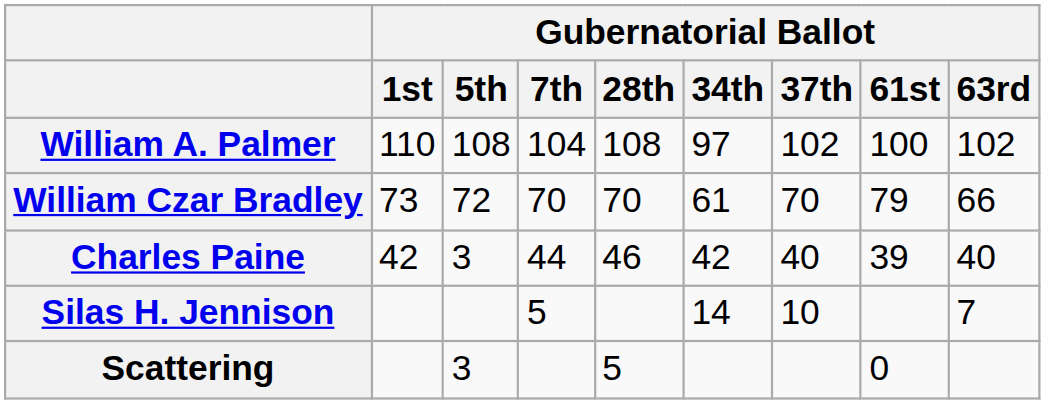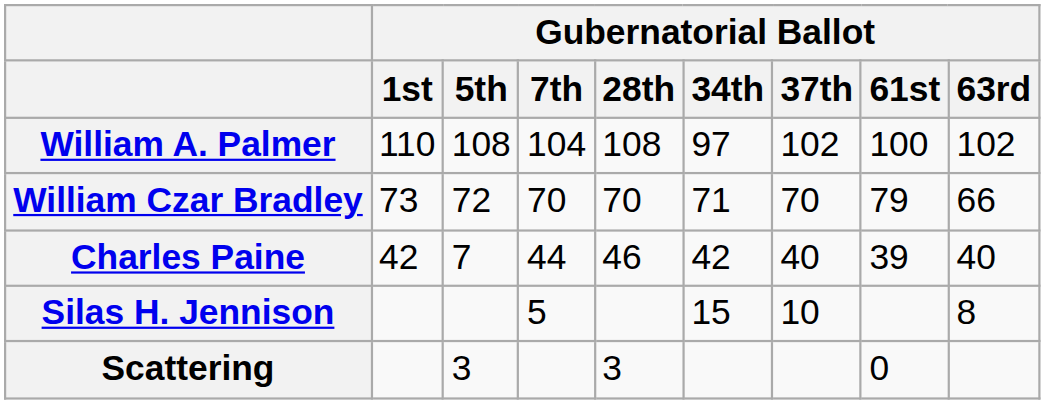(711, 200) 61 -> (711, 200) 71
(462, 256) 3 -> (462, 256) 7
(711, 312) 14 -> (711, 312) 15
(966, 312) 7 -> (966, 312) 8
(612, 369) 5 -> (612, 369) 3
